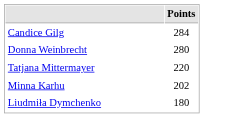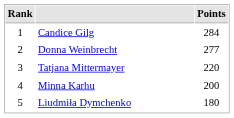+ column: (20, 14)
(181, 50) 280 -> (211, 50) 277
(181, 85) 202 -> (211, 85) 200
